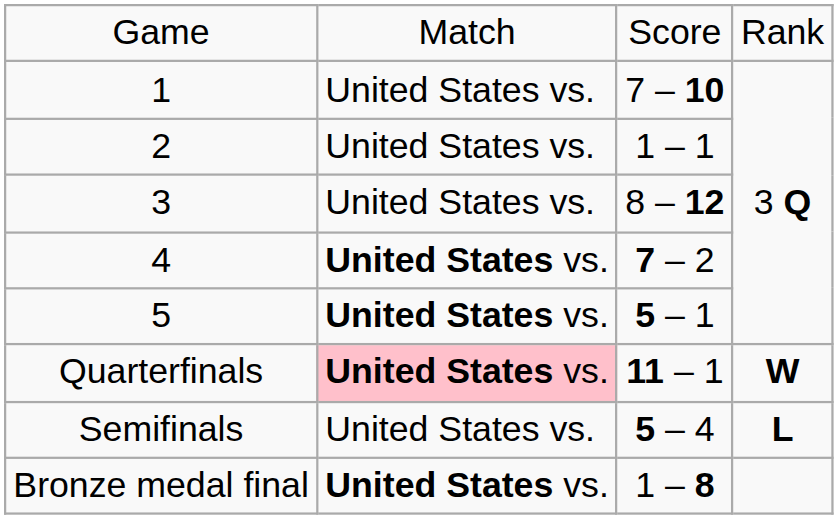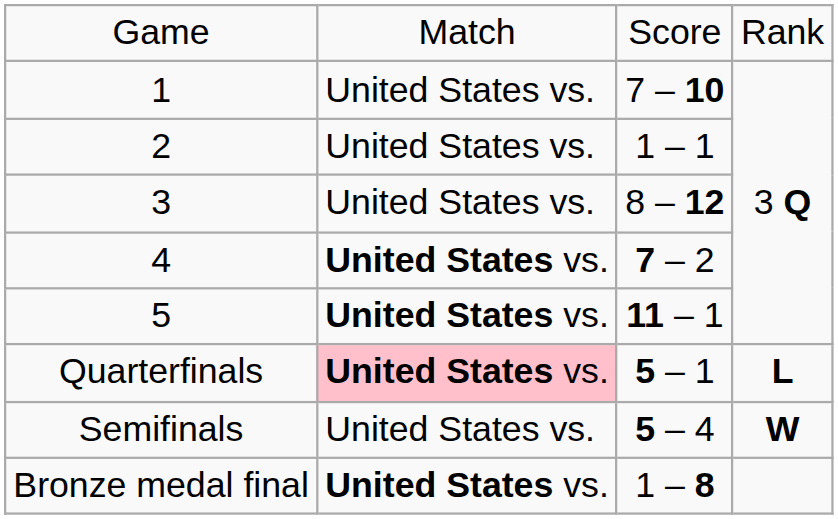(675, 315) 5 – 1 -> (675, 315) 11 – 1
(675, 372) 11 – 1 -> (675, 372) 5 – 1
(783, 372) W -> (783, 372) L
(783, 428) L -> (783, 428) W
